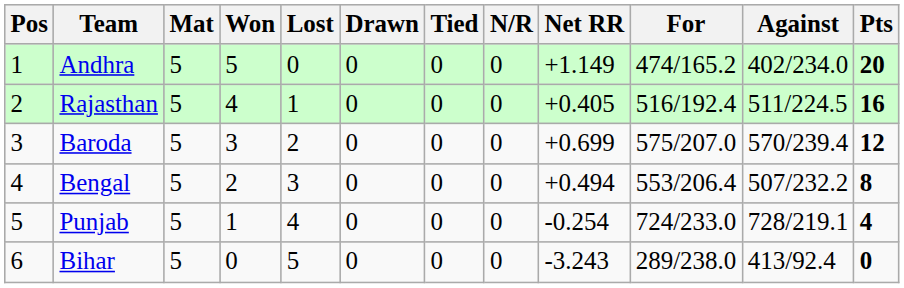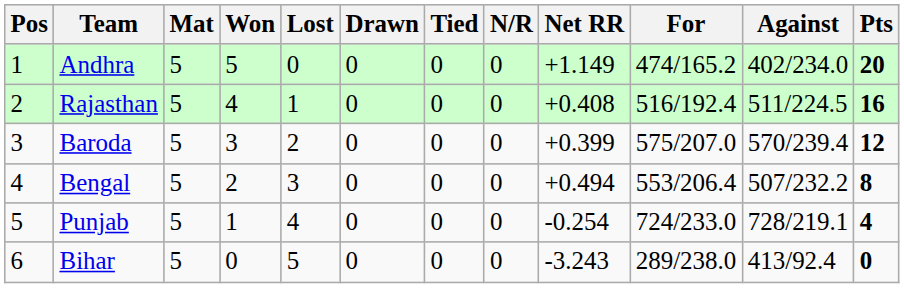(580, 103) +0.405 -> (580, 103) +0.408
(580, 143) +0.699 -> (580, 143) +0.399
